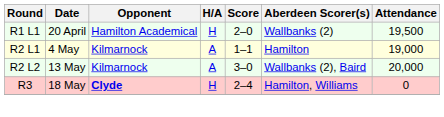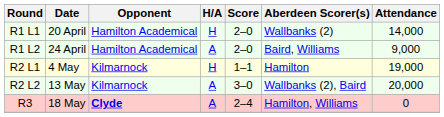(406, 31) 19,500 -> (406, 31) 14,000
+ row: (25, 49)
(212, 49) A -> (212, 67) H
(212, 85) H -> (212, 103) A
